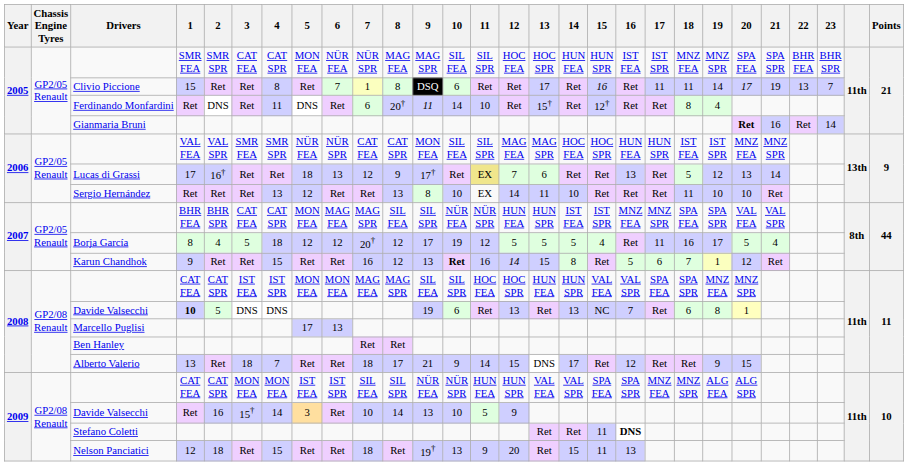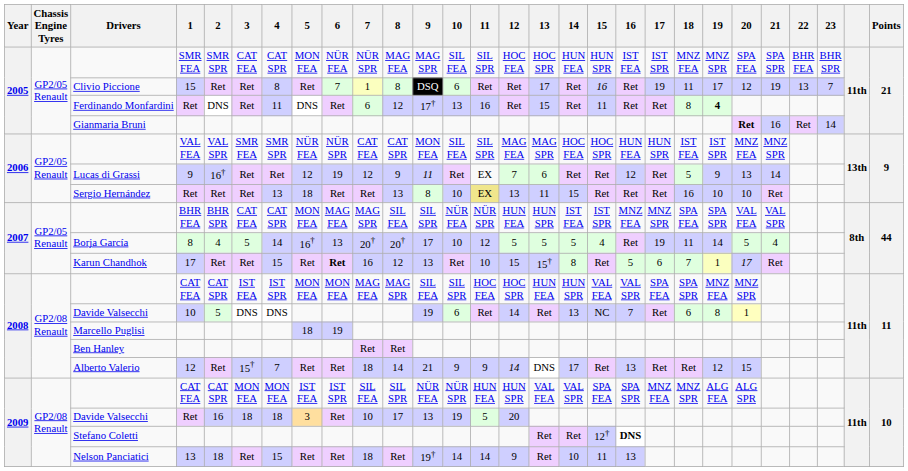(659, 86) 11 -> (659, 86) 19
(717, 86) 14 -> (717, 86) 17
(746, 86) 17 -> (746, 86) 12
(398, 105) 20† -> (398, 105) 12
(428, 105) 11 -> (428, 105) 17†
(457, 105) 14 -> (457, 105) 13
(485, 105) 10 -> (485, 105) 16
(544, 105) 15† -> (544, 105) 15
(602, 105) 12† -> (602, 105) 11
(717, 105) normal -> (717, 105) bold
(190, 174) 17 -> (190, 174) 9
(307, 174) 18 -> (307, 174) 12
(337, 174) 13 -> (337, 174) 19
(428, 174) 17† -> (428, 174) 11
(485, 174) khaki background -> (485, 174) no background
(631, 174) 13 -> (631, 174) 12
(717, 174) 12 -> (717, 174) 9
(307, 193) 12 -> (307, 193) 18
(485, 193) no background -> (485, 193) khaki background
(514, 193) 14 -> (514, 193) 13
(574, 193) 10 -> (574, 193) 15
(688, 193) 11 -> (688, 193) 16
(277, 242) 18 -> (277, 242) 14
(307, 242) 12 -> (307, 242) 16†
(337, 242) 12 -> (337, 242) 13
(398, 242) 12 -> (398, 242) 20†
(457, 242) 19 -> (457, 242) 10
(659, 242) 11 -> (659, 242) 19
(688, 242) 16 -> (688, 242) 11
(717, 242) 17 -> (717, 242) 14
(190, 261) 9 -> (190, 263) 17
(337, 261) normal -> (337, 263) bold
(457, 261) bold -> (457, 263) normal
(485, 261) 16 -> (485, 263) 10
(514, 261) 14 -> (514, 263) 15
(544, 261) 15 -> (544, 263) 15†
(746, 261) 12 -> (746, 263) 17
(190, 309) bold -> (190, 312) normal
(514, 309) 13 -> (514, 312) 14
(307, 327) 17 -> (307, 330) 18
(337, 327) 13 -> (337, 330) 19
(190, 363) 13 -> (190, 367) 12
(247, 363) 18 -> (247, 367) 15†
(398, 363) 17 -> (398, 367) 14
(485, 363) 14 -> (485, 367) 9
(514, 363) 15 -> (514, 367) 14
(631, 363) 12 -> (631, 367) 13
(717, 363) 9 -> (717, 367) 12
(247, 412) 15† -> (247, 416) 18
(277, 412) 14 -> (277, 416) 18
(398, 412) 14 -> (398, 416) 17
(457, 412) 10 -> (457, 416) 19
(514, 412) 9 -> (514, 416) 20
(602, 431) 11 -> (602, 435) 12†
(190, 450) 12 -> (190, 456) 13
(457, 450) 13 -> (457, 456) 14
(485, 450) 9 -> (485, 456) 14
(514, 450) 20 -> (514, 456) 9
(574, 450) 15 -> (574, 456) 10
